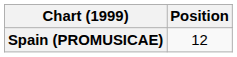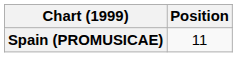(200, 39) 12 -> (200, 39) 11
